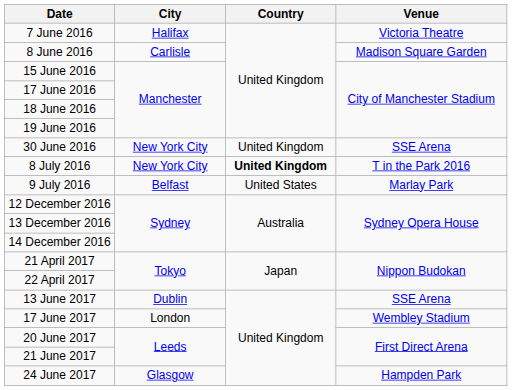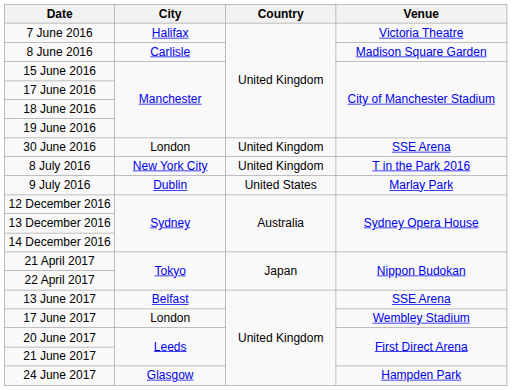(170, 147) New York City -> (170, 147) London
(281, 166) bold -> (281, 166) normal
(170, 185) Belfast -> (170, 185) Dublin
(170, 299) Dublin -> (170, 299) Belfast
